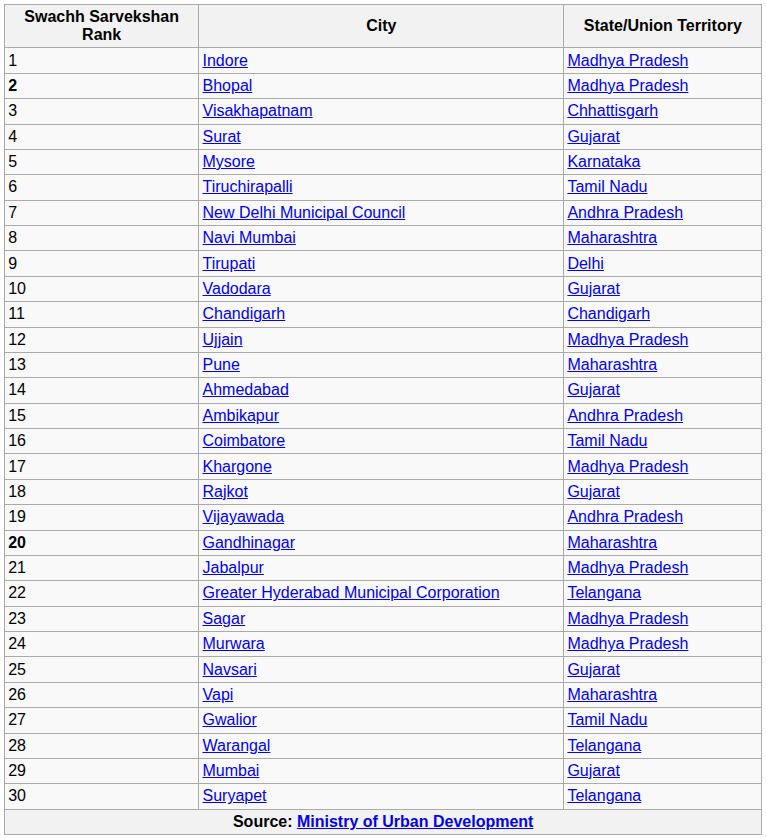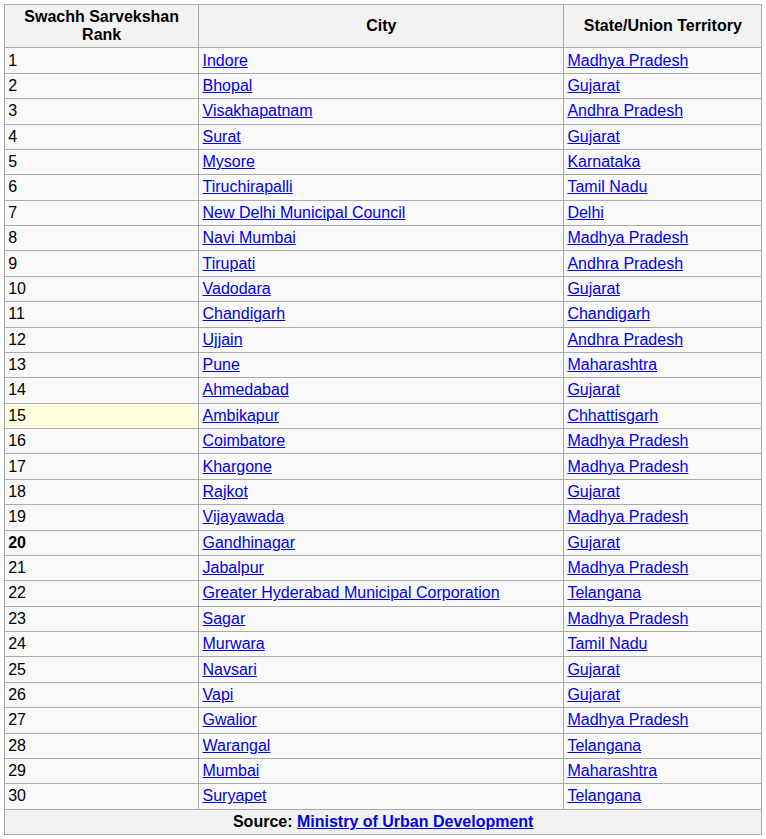(13, 85) bold -> (13, 85) normal
(628, 85) Madhya Pradesh -> (594, 85) Gujarat
(613, 111) Chhattisgarh -> (625, 111) Andhra Pradesh
(625, 212) Andhra Pradesh -> (586, 212) Delhi
(612, 238) Maharashtra -> (628, 238) Madhya Pradesh
(586, 263) Delhi -> (625, 263) Andhra Pradesh
(628, 339) Madhya Pradesh -> (625, 339) Andhra Pradesh
(17, 415) no background -> (17, 415) lightyellow background
(625, 415) Andhra Pradesh -> (613, 415) Chhattisgarh
(607, 441) Tamil Nadu -> (628, 441) Madhya Pradesh
(625, 517) Andhra Pradesh -> (628, 517) Madhya Pradesh
(612, 542) Maharashtra -> (594, 542) Gujarat
(628, 644) Madhya Pradesh -> (607, 644) Tamil Nadu
(612, 694) Maharashtra -> (594, 694) Gujarat
(607, 720) Tamil Nadu -> (628, 720) Madhya Pradesh
(594, 771) Gujarat -> (612, 771) Maharashtra
